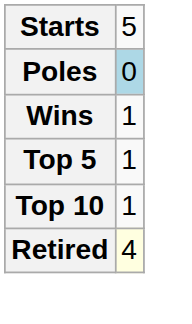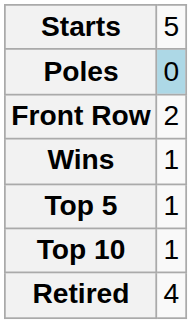+ row: (81, 116)
(129, 250) lightyellow background -> (171, 294) no background
